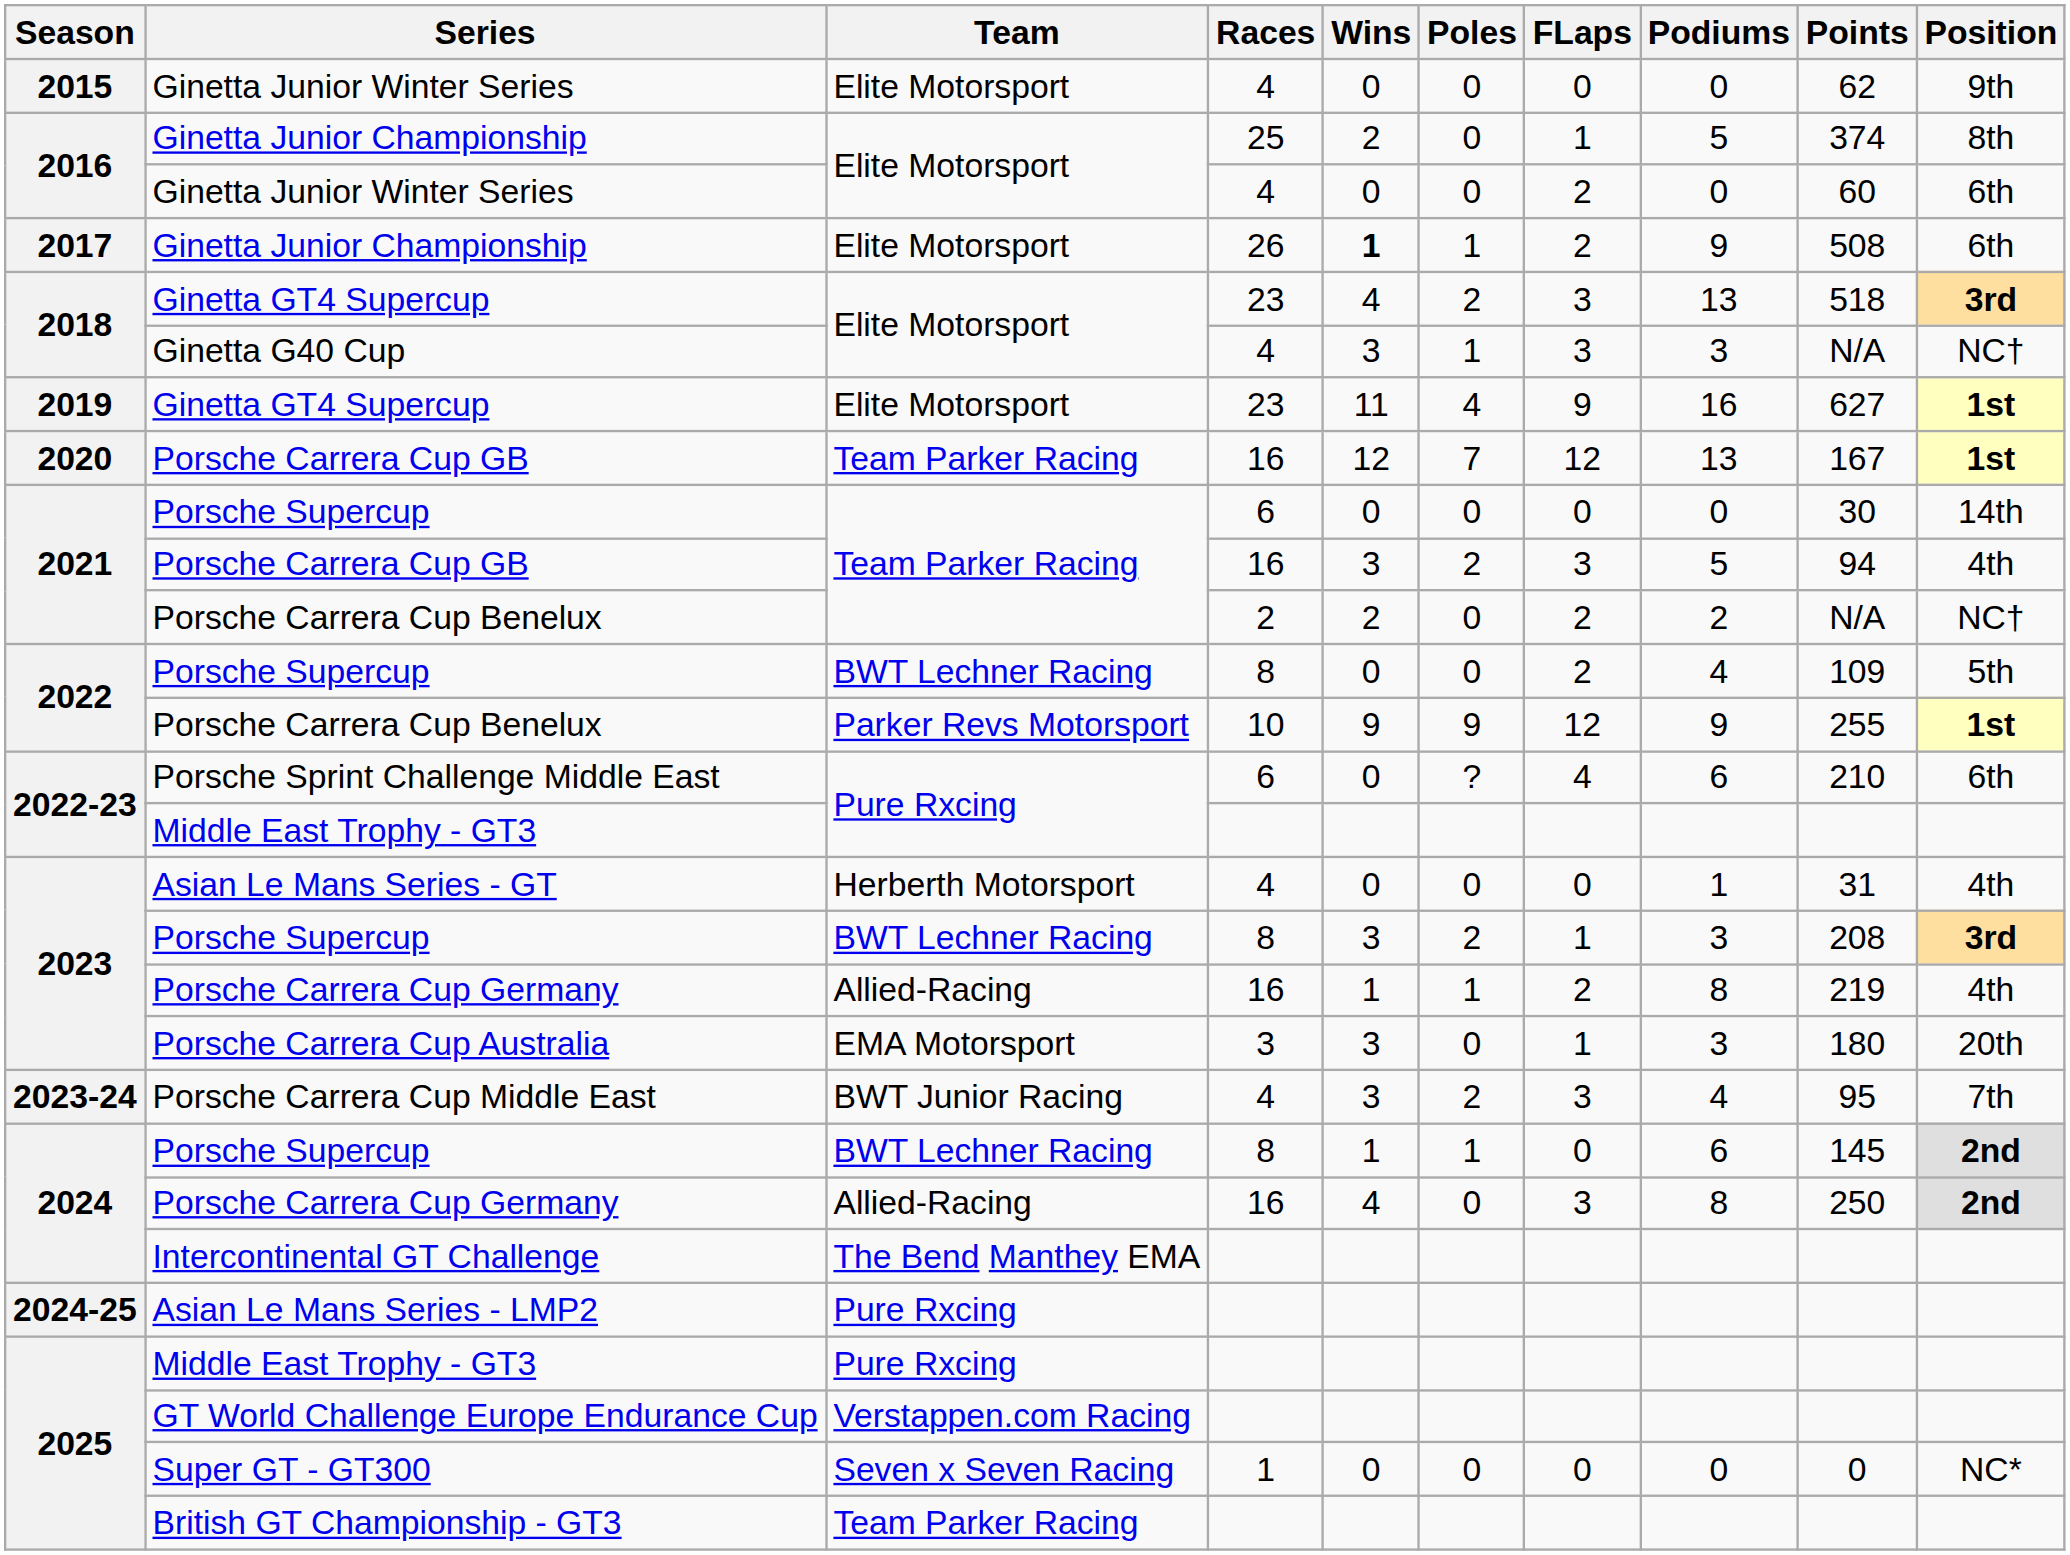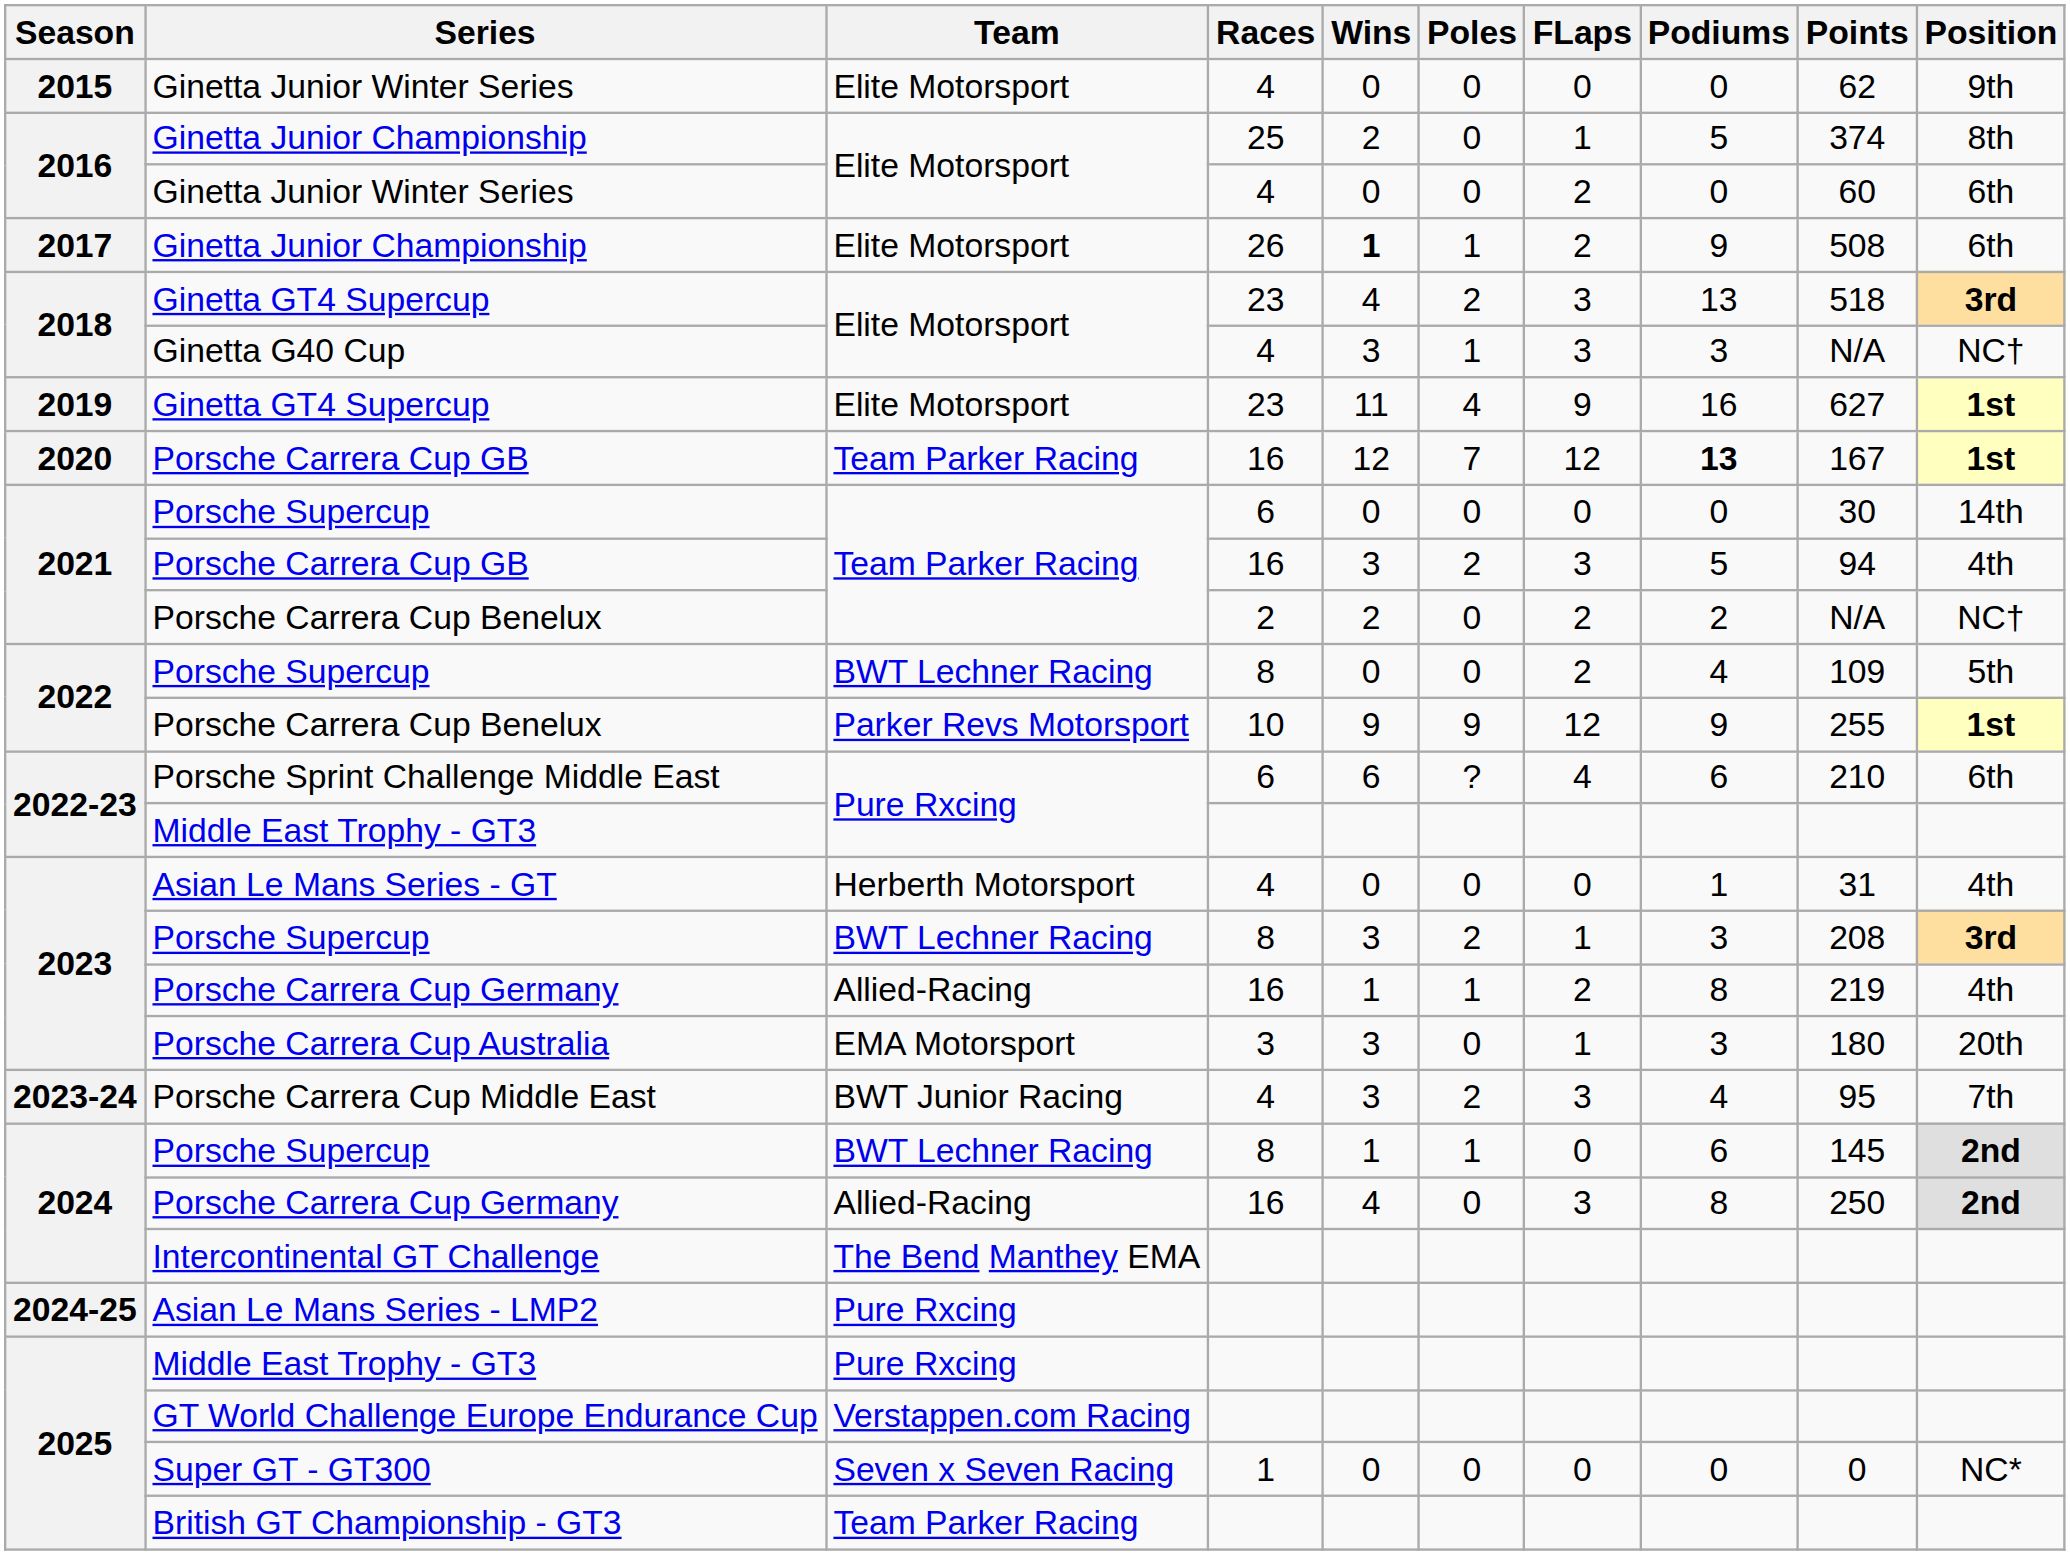(1719, 458) normal -> (1719, 458) bold
(1371, 777) 0 -> (1371, 777) 6
